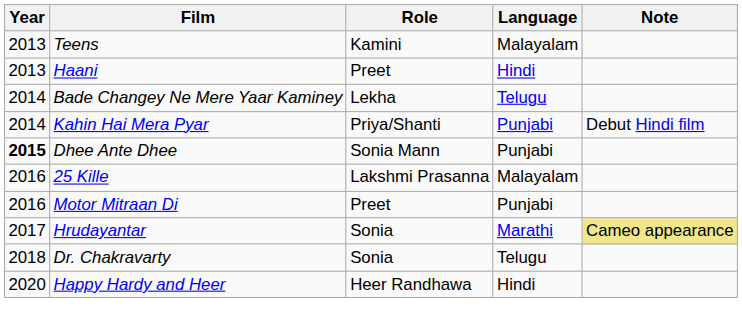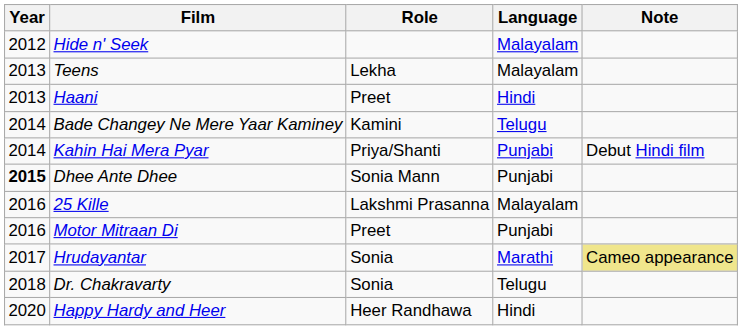+ row: (101, 44)
(376, 44) Kamini -> (373, 71) Lekha
(373, 97) Lekha -> (376, 124) Kamini
